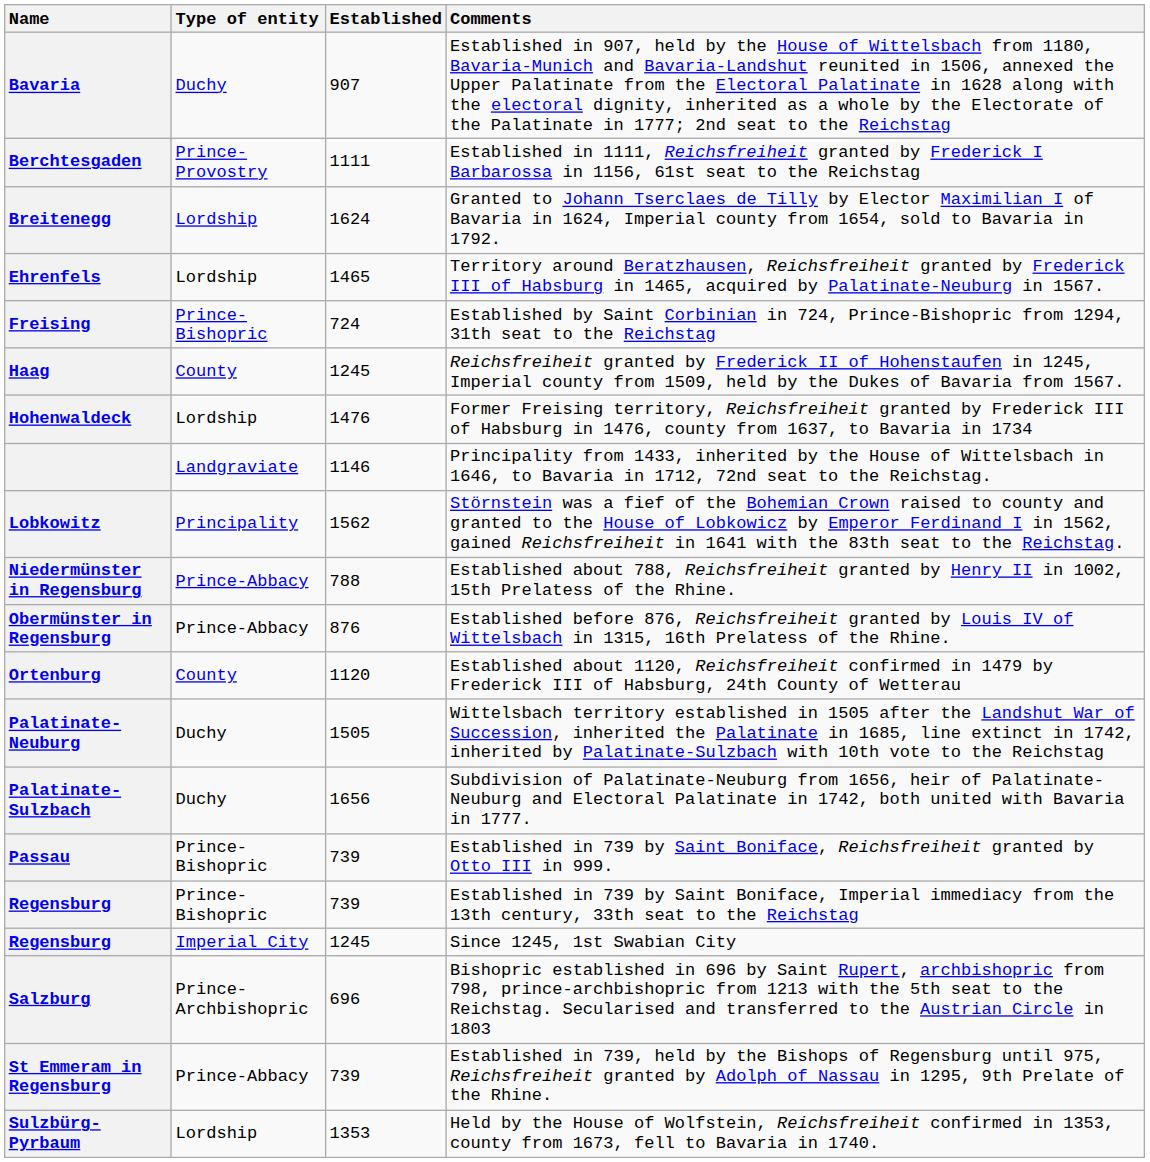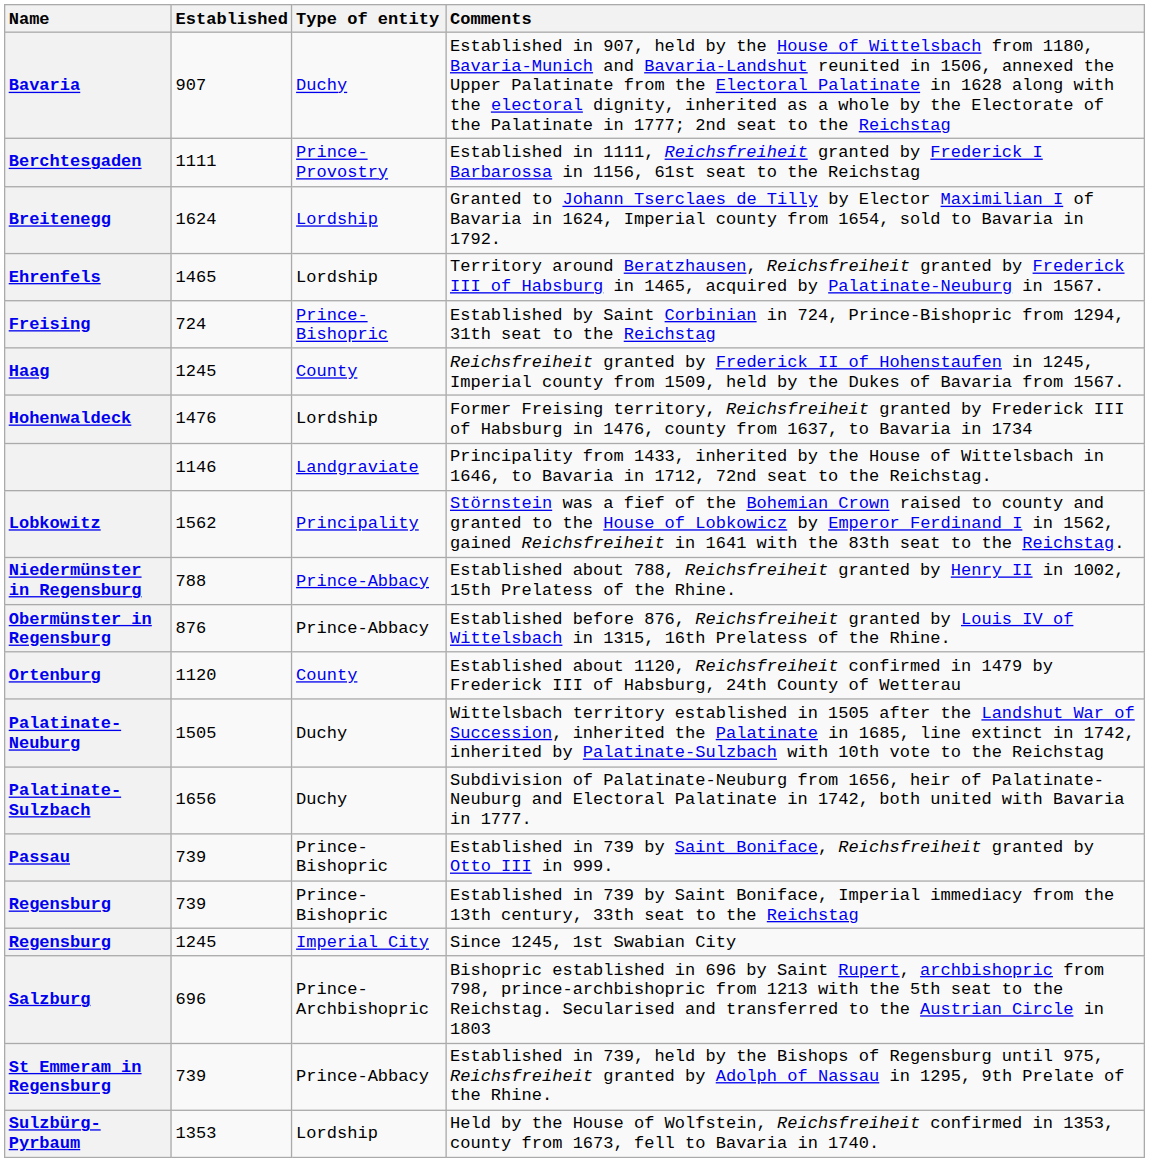columns swapped: (247, 19) <-> (386, 19)
